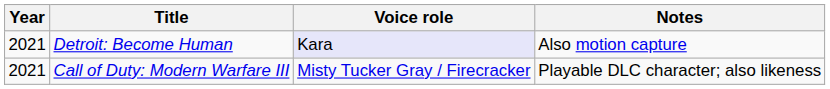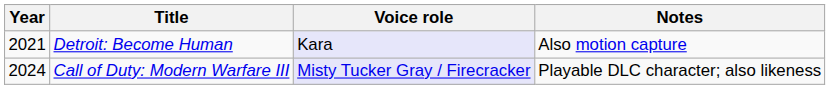(27, 71) 2021 -> (27, 71) 2024
(414, 71) no background -> (414, 71) lavender background
